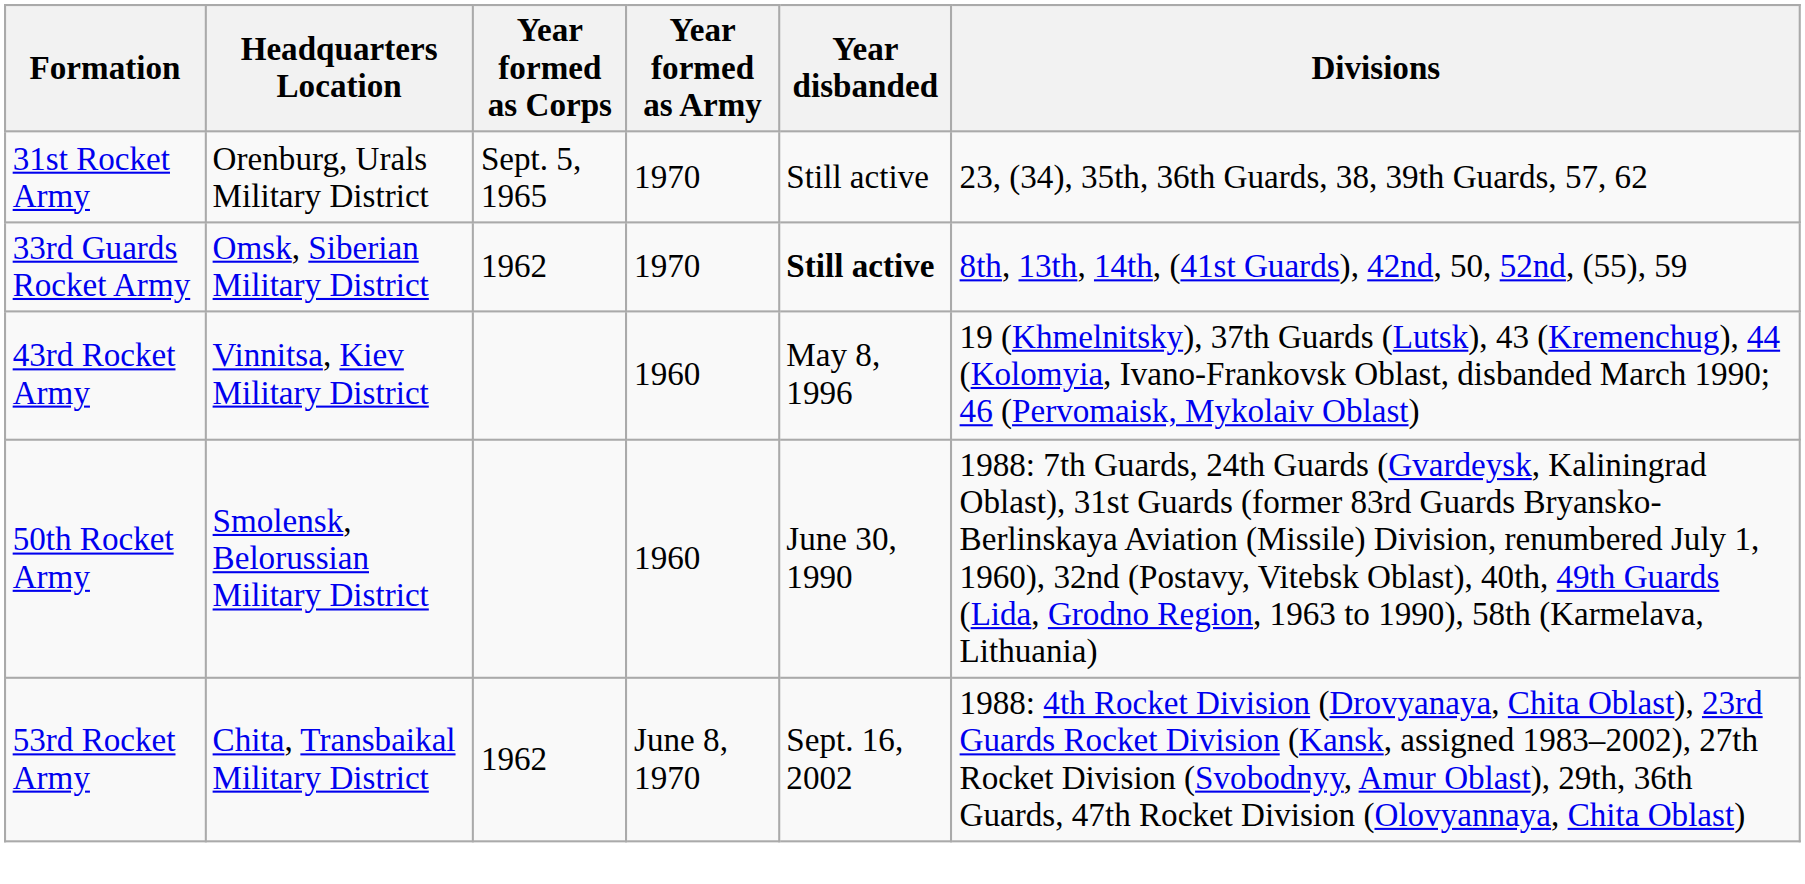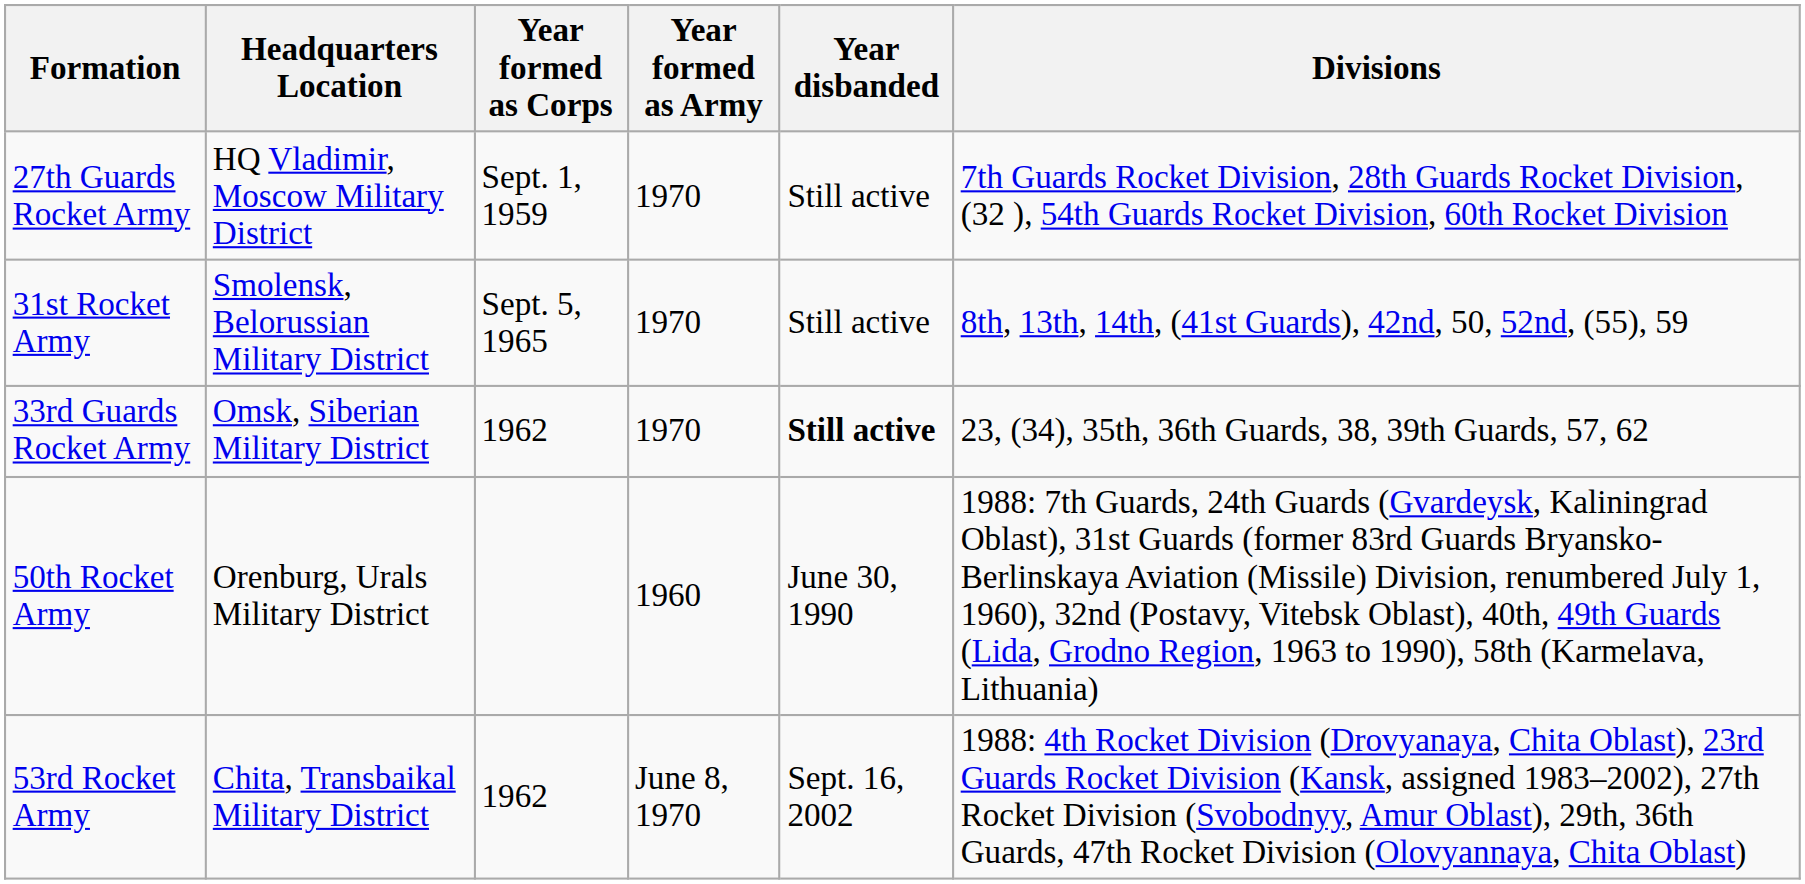+ row: (101, 195)
(321, 176) Orenburg, Urals Military District -> (321, 322) Smolensk, Belorussian Military District
(1304, 176) 23, (34), 35th, 36th Guards, 38, 39th Guards, 57, 62 -> (1325, 322) 8th, 13th, 14th, (41st Guards), 42nd, 50, 52nd, (55), 59
(1323, 266) 8th, 13th, 14th, (41st Guards), 42nd, 50, 52nd, (55), 59 -> (1305, 430) 23, (34), 35th, 36th Guards, 38, 39th Guards, 57, 62
- row: (94, 374)
(321, 557) Smolensk, Belorussian Military District -> (321, 594) Orenburg, Urals Military District
